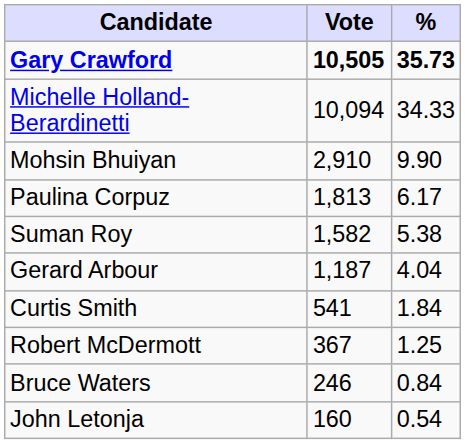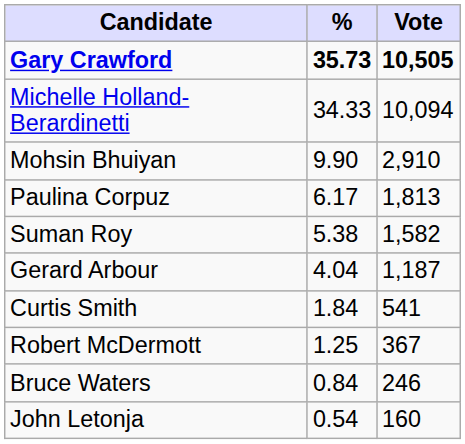columns swapped: (349, 23) <-> (426, 23)
